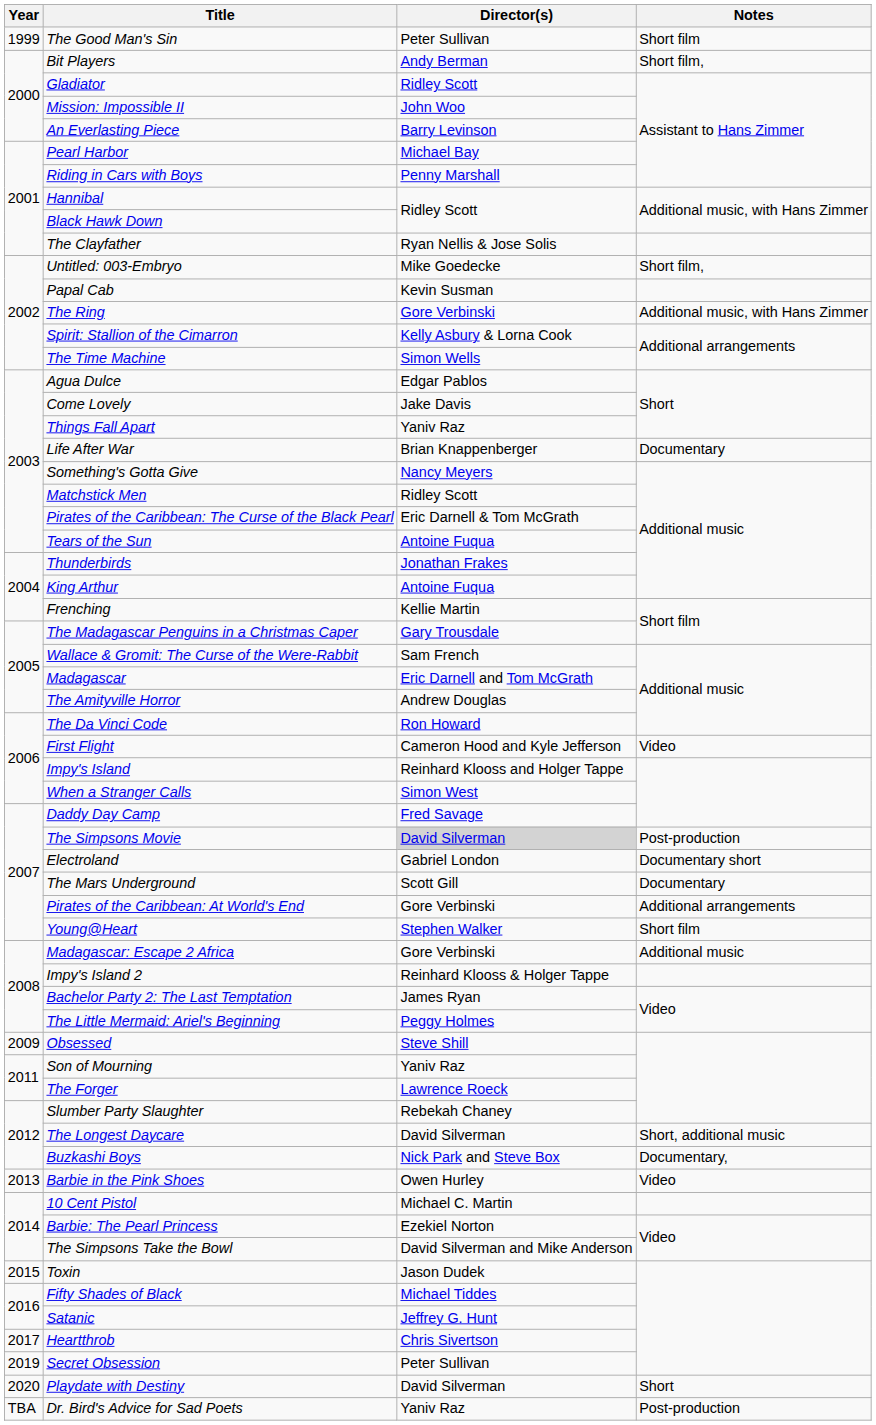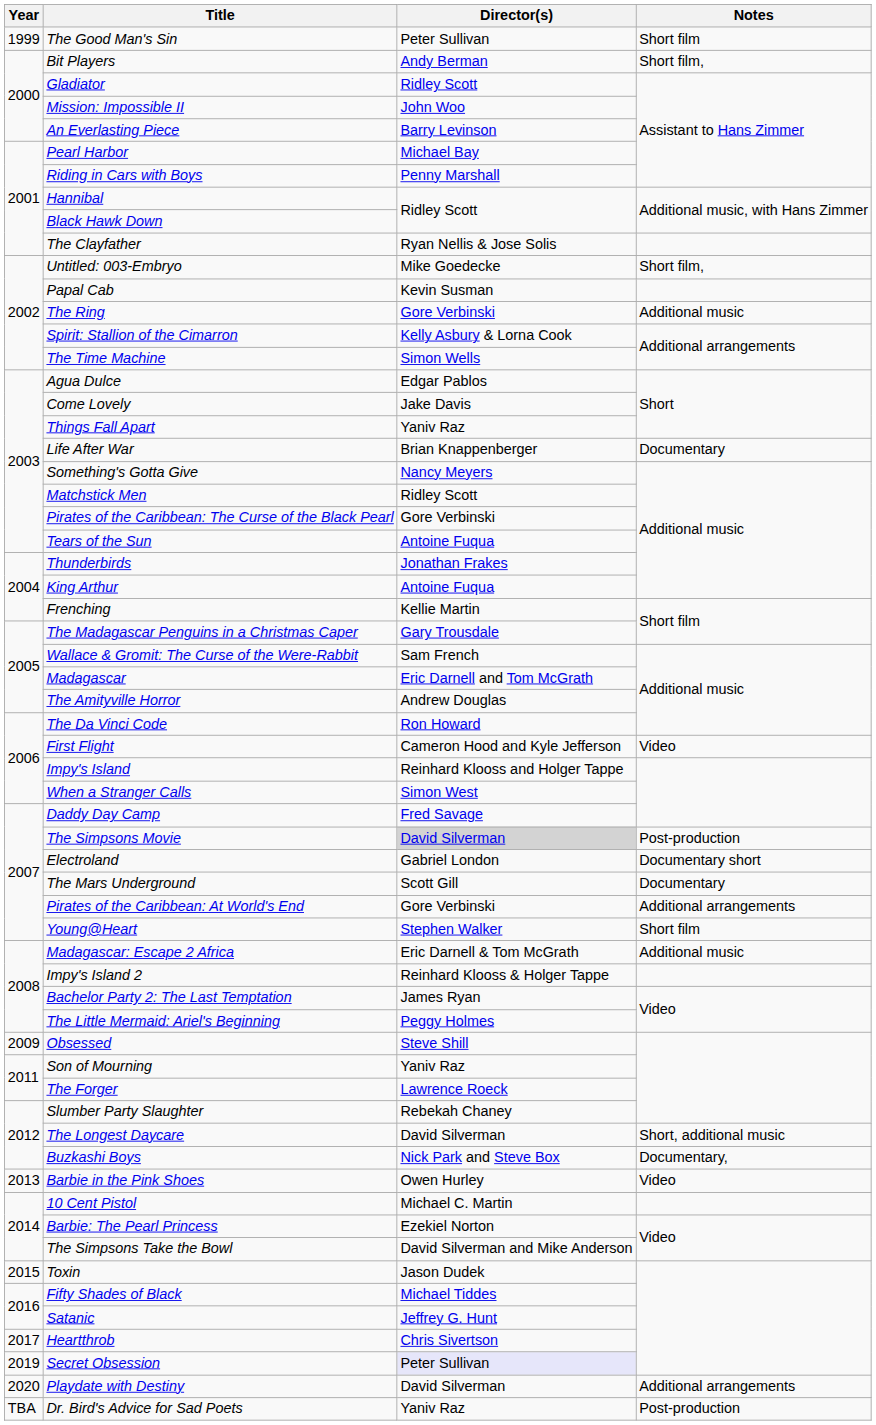(754, 312) Additional music, with Hans Zimmer -> (692, 312) Additional music
(490, 518) Eric Darnell & Tom McGrath -> (448, 518) Gore Verbinski
(448, 952) Gore Verbinski -> (490, 952) Eric Darnell & Tom McGrath
(445, 1363) no background -> (445, 1363) lavender background
(656, 1386) Short -> (717, 1386) Additional arrangements
